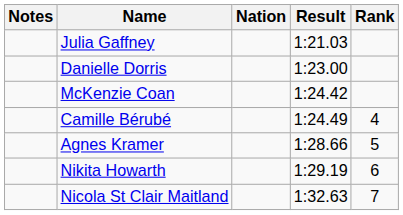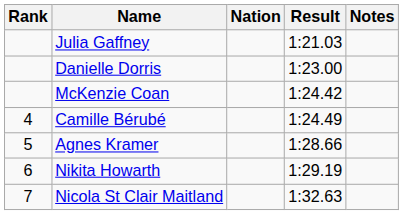columns swapped: (375, 17) <-> (31, 17)
